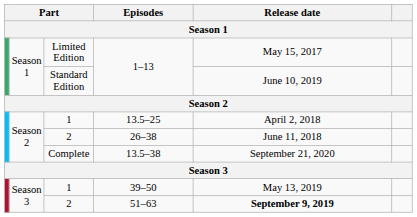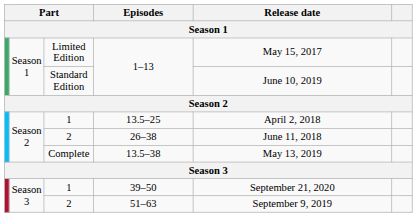(292, 153) September 21, 2020 -> (292, 153) May 13, 2019
(292, 187) May 13, 2019 -> (292, 187) September 21, 2020
(292, 204) bold -> (292, 204) normal
